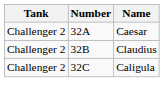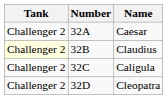(36, 49) no background -> (36, 49) lightyellow background
+ row: (138, 85)
